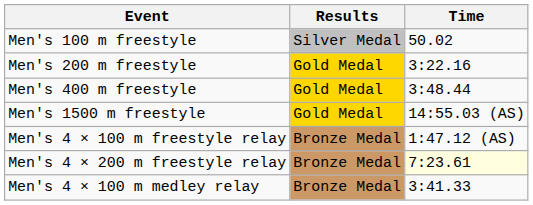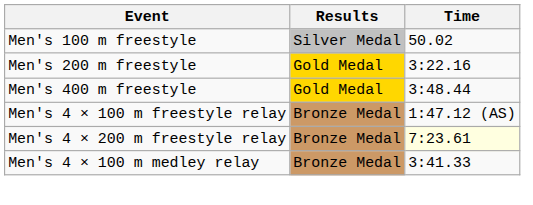- row: (107, 114)
